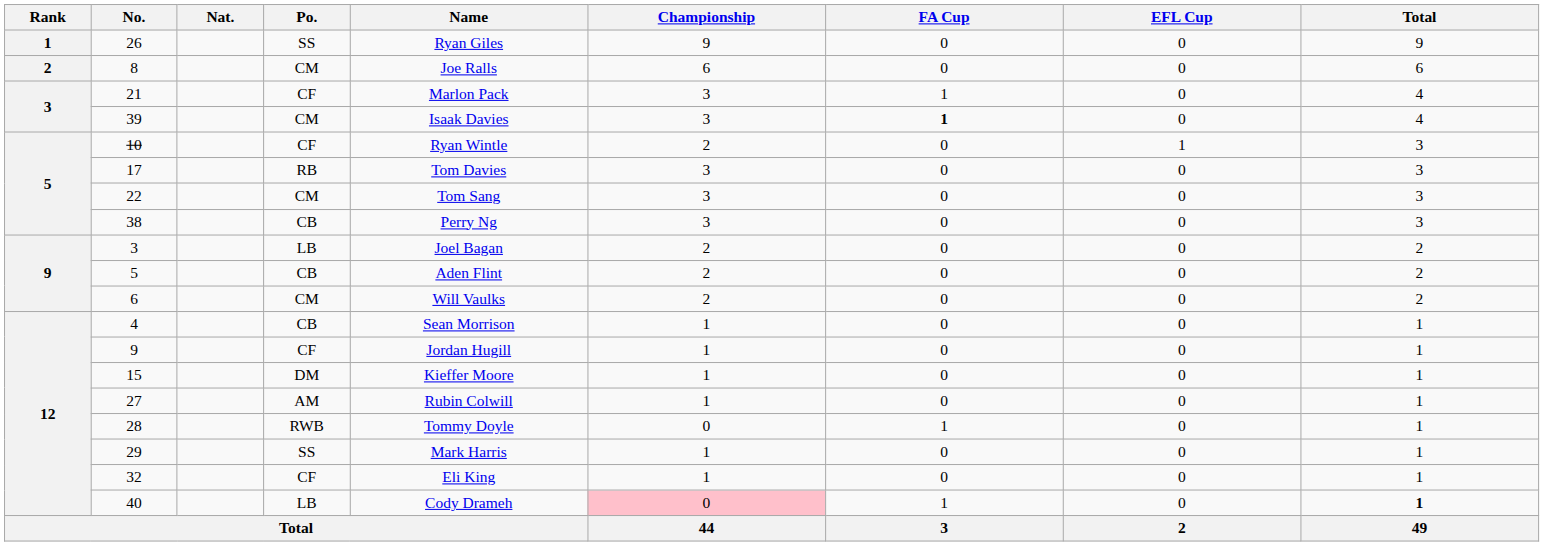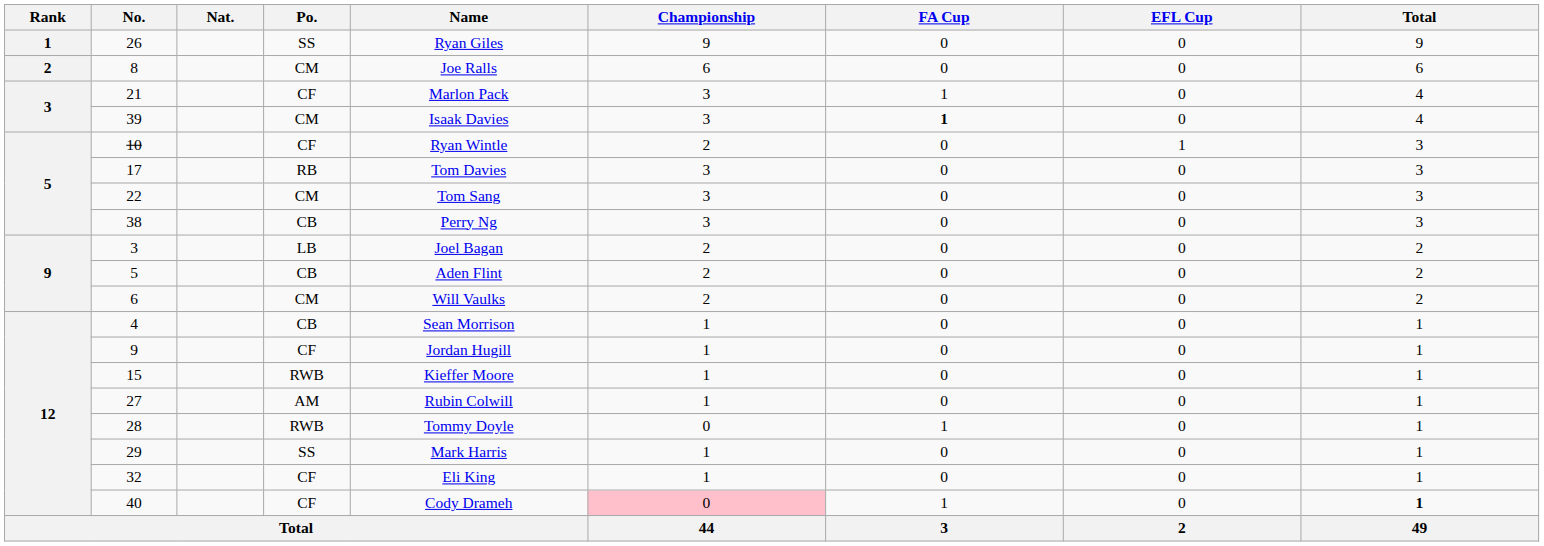(307, 375) DM -> (307, 375) RWB
(307, 503) LB -> (307, 503) CF
